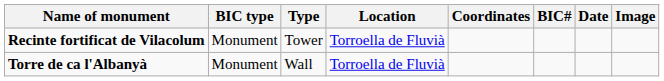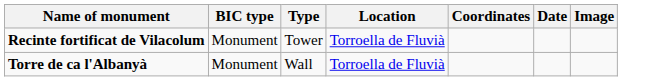- column: (554, 16)
